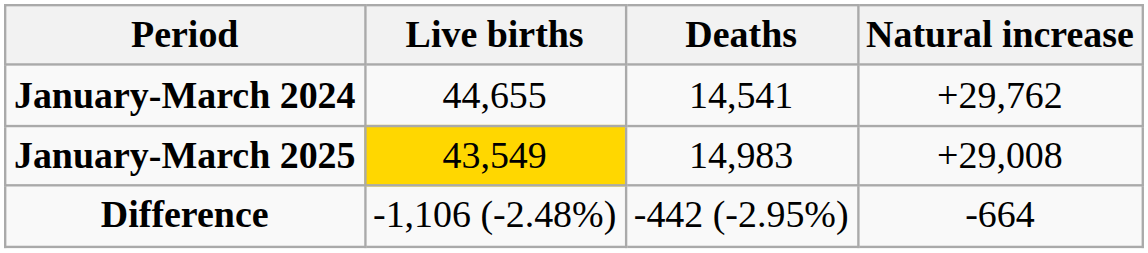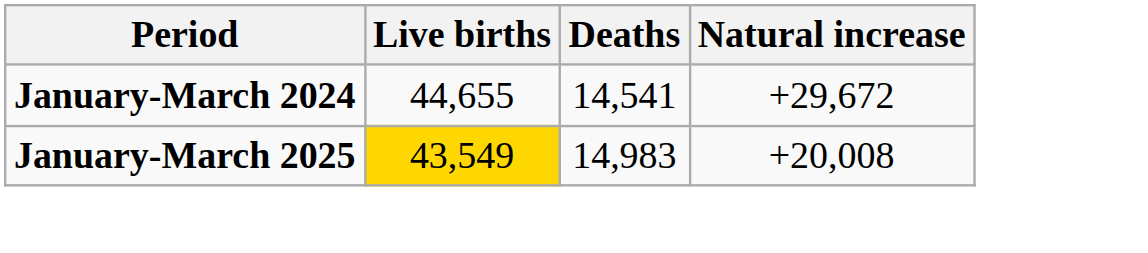(1000, 94) +29,762 -> (832, 94) +29,672
(1000, 154) +29,008 -> (832, 154) +20,008
- row: (185, 214)
